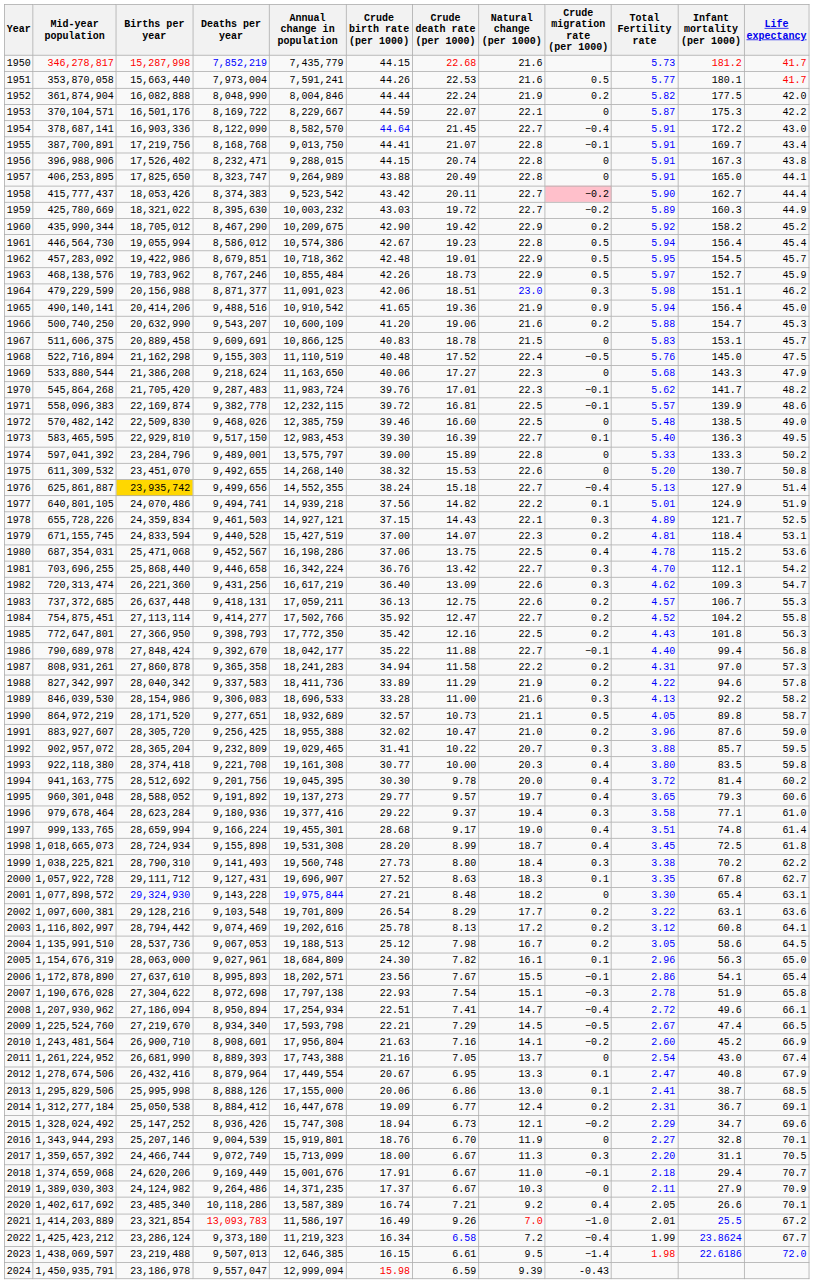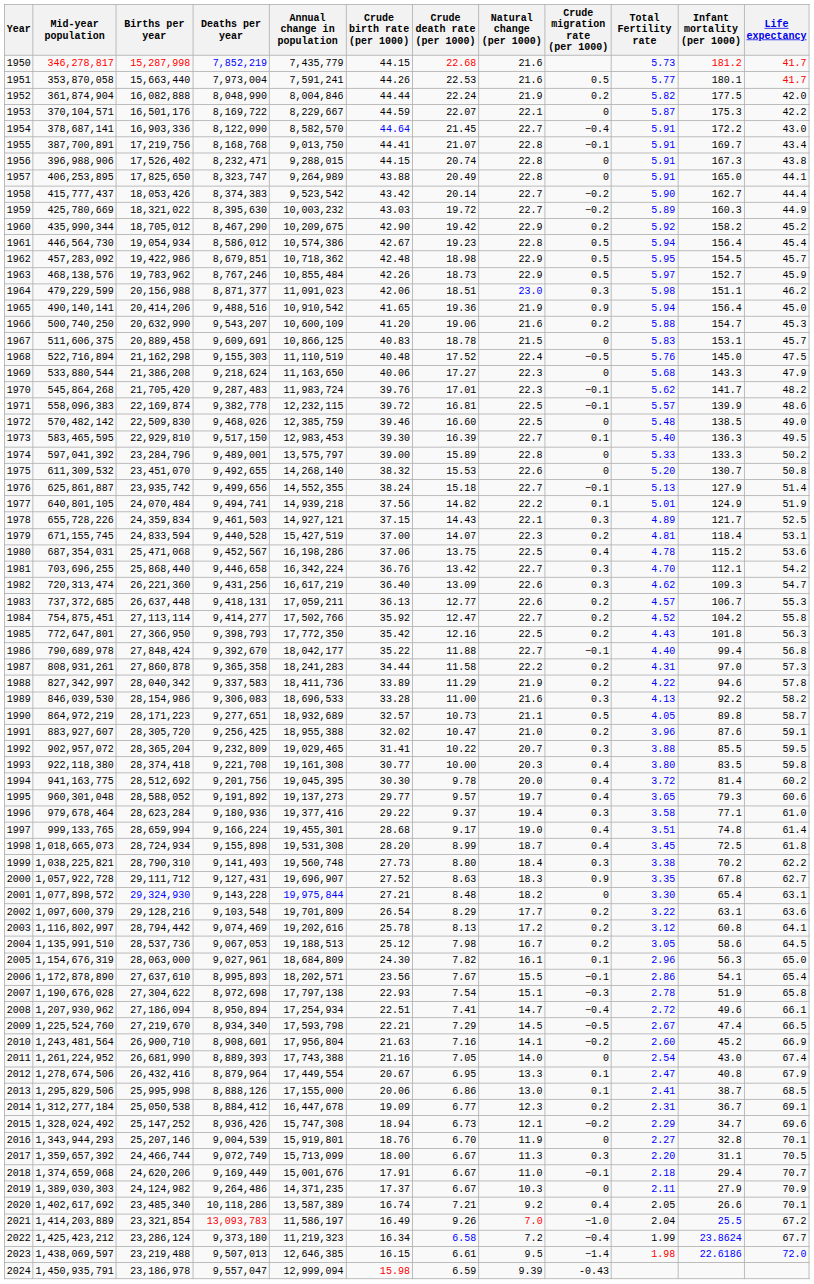(461, 194) 20.11 -> (461, 194) 20.14
(597, 194) pink background -> (597, 194) no background
(160, 243) 19,055,994 -> (160, 243) 19,054,934
(461, 259) 19.01 -> (461, 259) 18.98
(160, 488) gold background -> (160, 488) no background
(597, 488) −0.4 -> (597, 488) −0.1
(160, 504) 24,070,486 -> (160, 504) 24,070,484
(461, 602) 12.75 -> (461, 602) 12.77
(395, 667) 34.94 -> (395, 667) 34.44
(160, 716) 28,171,520 -> (160, 716) 28,171,223
(795, 732) 59.0 -> (795, 732) 59.1
(730, 749) 85.7 -> (730, 749) 85.5
(600, 879) 0.1 -> (600, 879) 0.9
(75, 912) 1,097,600,381 -> (75, 912) 1,097,600,379
(531, 1059) 13.7 -> (531, 1059) 14.0
(531, 1108) 12.4 -> (531, 1108) 12.3
(663, 1222) 2.01 -> (663, 1222) 2.04
